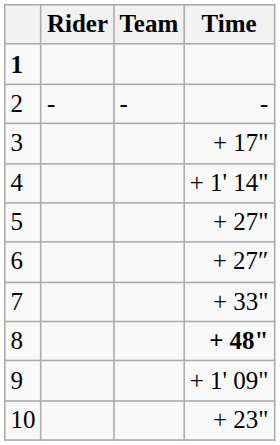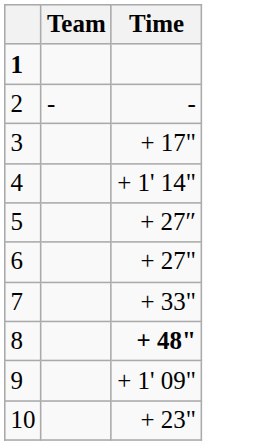- column: (78, 24)
(241, 222) + 27" -> (168, 222) + 27″
(241, 261) + 27″ -> (168, 261) + 27"
